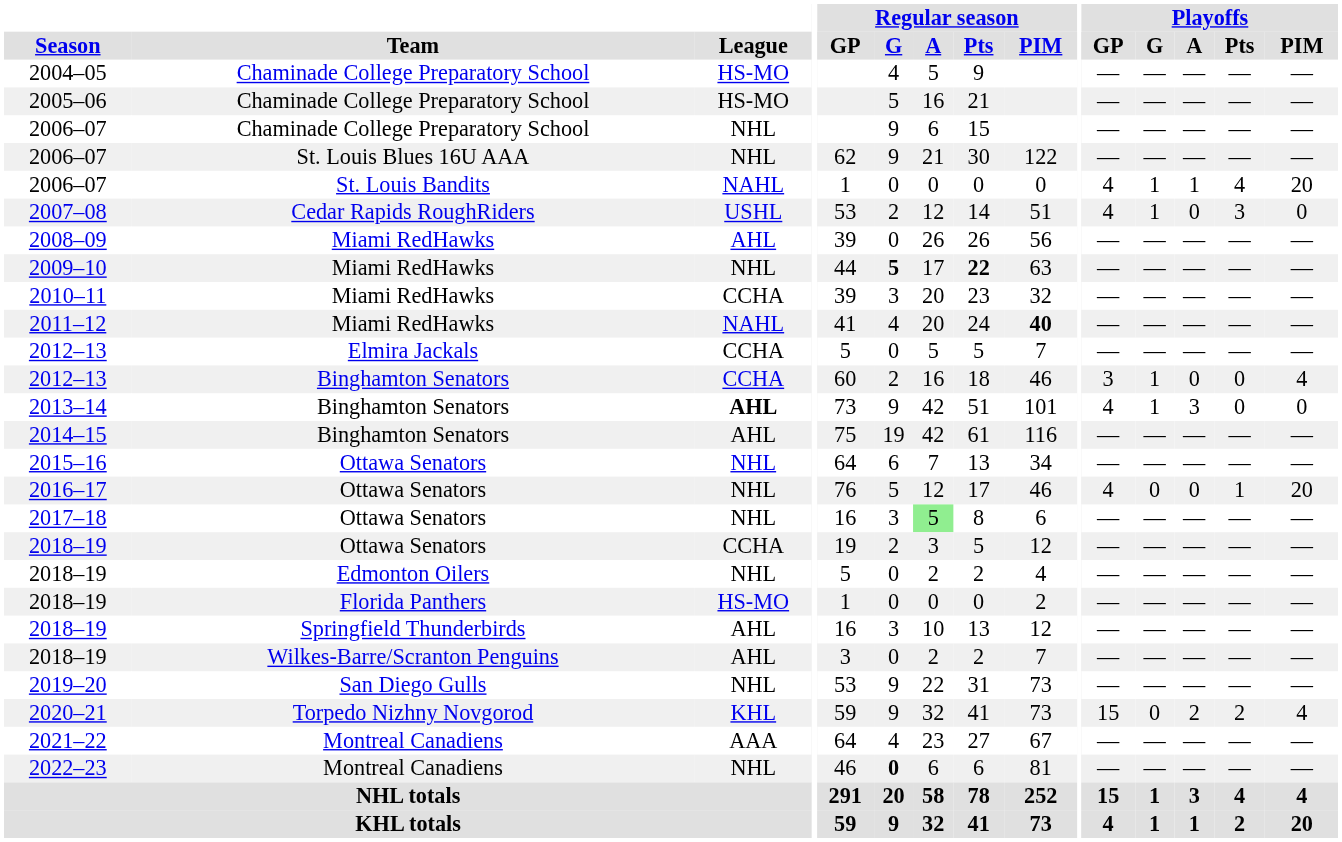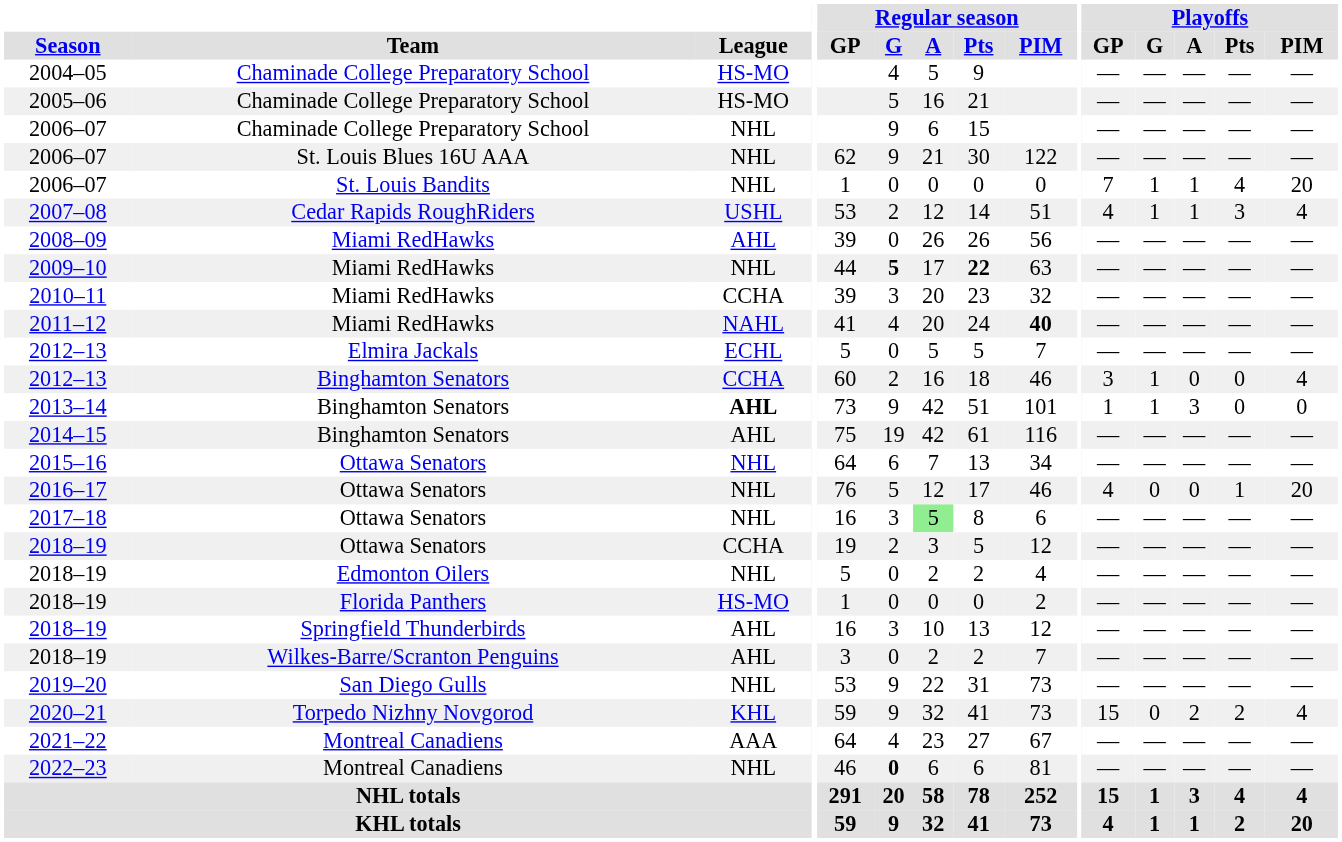(753, 184) NAHL -> (753, 184) NHL
(1108, 184) 4 -> (1108, 184) 7
(1194, 212) 0 -> (1194, 212) 1
(1302, 212) 0 -> (1302, 212) 4
(753, 351) CCHA -> (753, 351) ECHL
(1108, 406) 4 -> (1108, 406) 1
